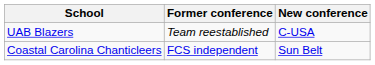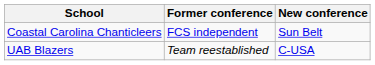rows swapped: (84, 50) <-> (40, 32)
